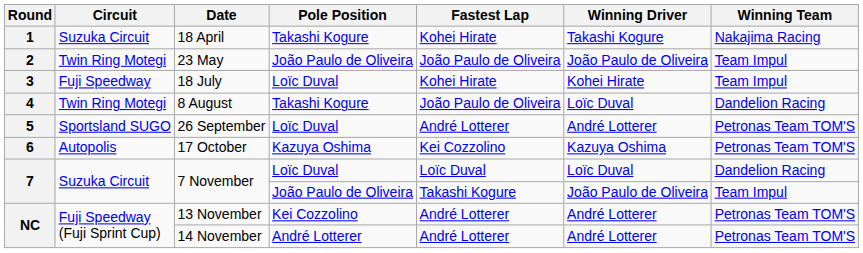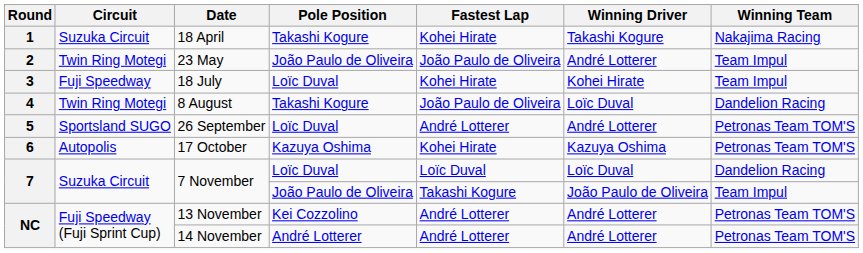(638, 59) João Paulo de Oliveira -> (612, 59) André Lotterer
(462, 148) Kei Cozzolino -> (458, 148) Kohei Hirate
